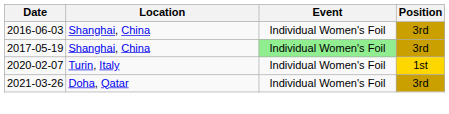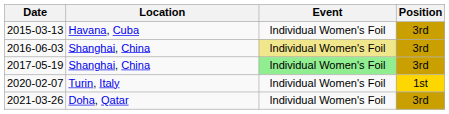+ row: (35, 30)
(327, 30) no background -> (327, 48) khaki background
